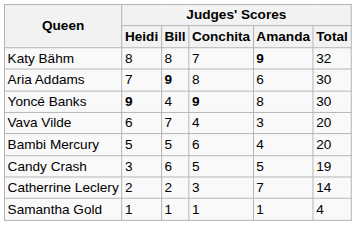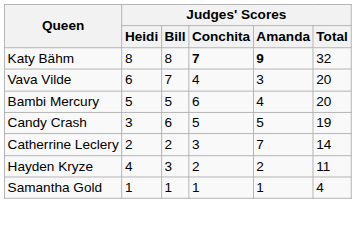(196, 58) normal -> (196, 58) bold
- row: (46, 79)
- row: (47, 101)
+ row: (50, 166)
